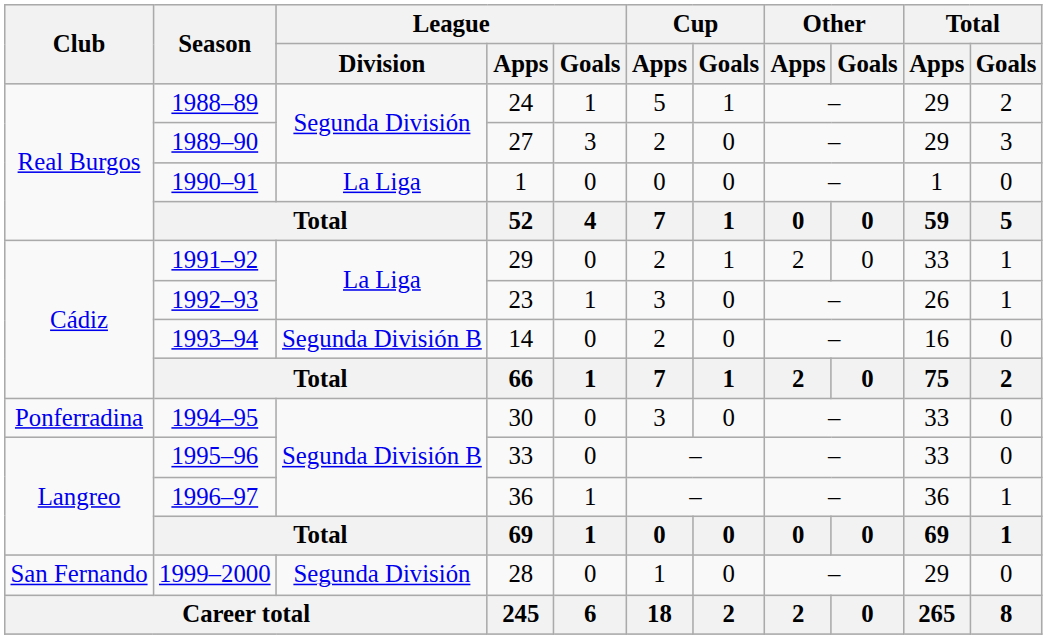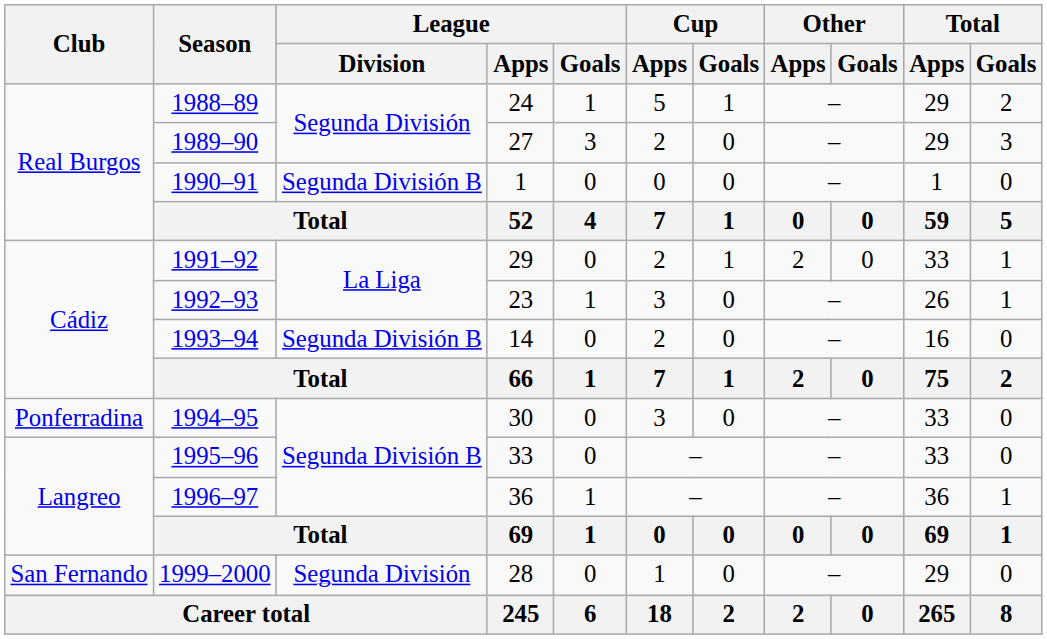(382, 181) La Liga -> (382, 181) Segunda División B
